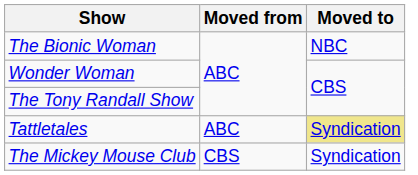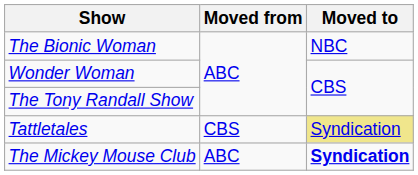(222, 128) ABC -> (222, 128) CBS
(222, 156) CBS -> (222, 156) ABC
(356, 156) normal -> (360, 156) bold
